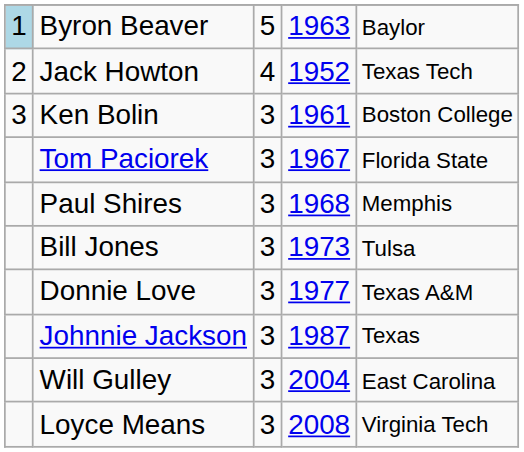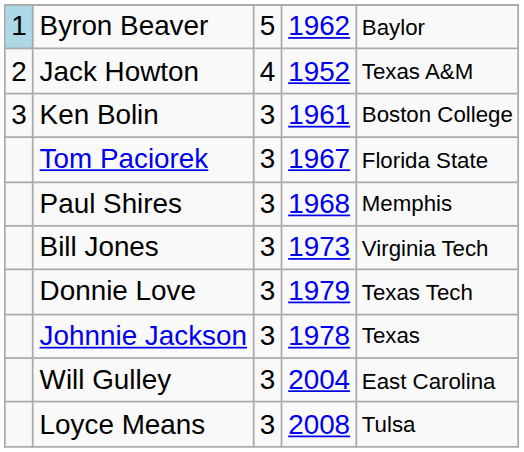(319, 26) 1963 -> (319, 26) 1962
(417, 71) Texas Tech -> (418, 71) Texas A&M
(389, 248) Tulsa -> (425, 248) Virginia Tech
(319, 291) 1977 -> (319, 291) 1979
(418, 292) Texas A&M -> (417, 292) Texas Tech
(319, 335) 1987 -> (319, 335) 1978
(425, 424) Virginia Tech -> (389, 424) Tulsa
